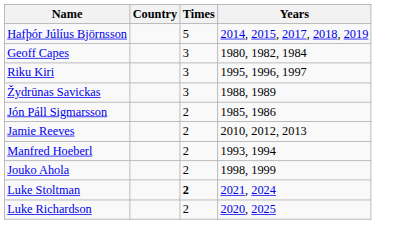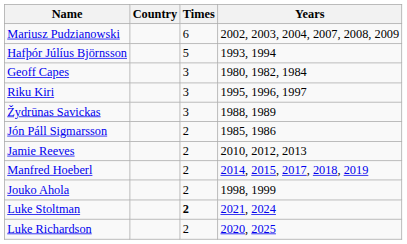+ row: (64, 33)
(294, 33) 2014, 2015, 2017, 2018, 2019 -> (248, 53) 1993, 1994
(248, 151) 1993, 1994 -> (294, 170) 2014, 2015, 2017, 2018, 2019
